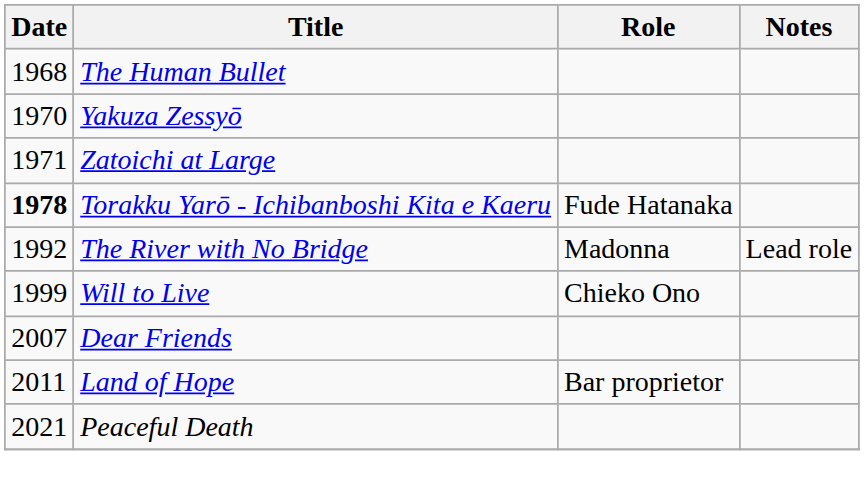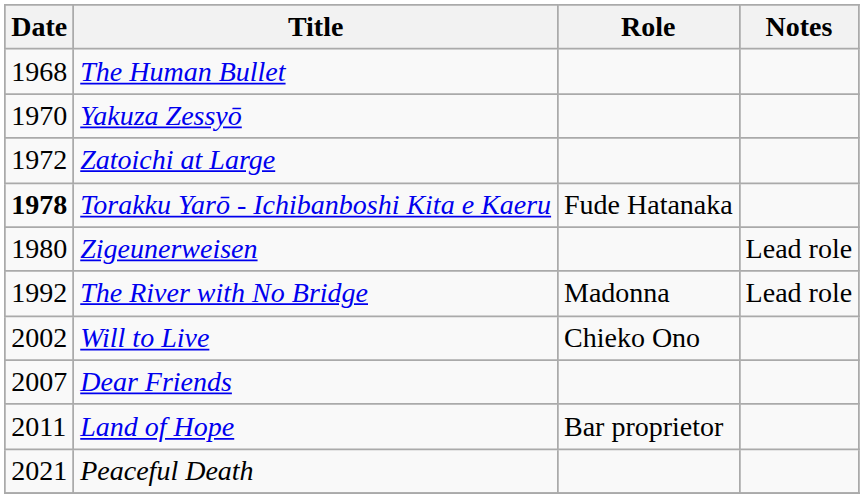(39, 159) 1971 -> (39, 159) 1972
+ row: (169, 248)
(39, 293) 1999 -> (39, 337) 2002
